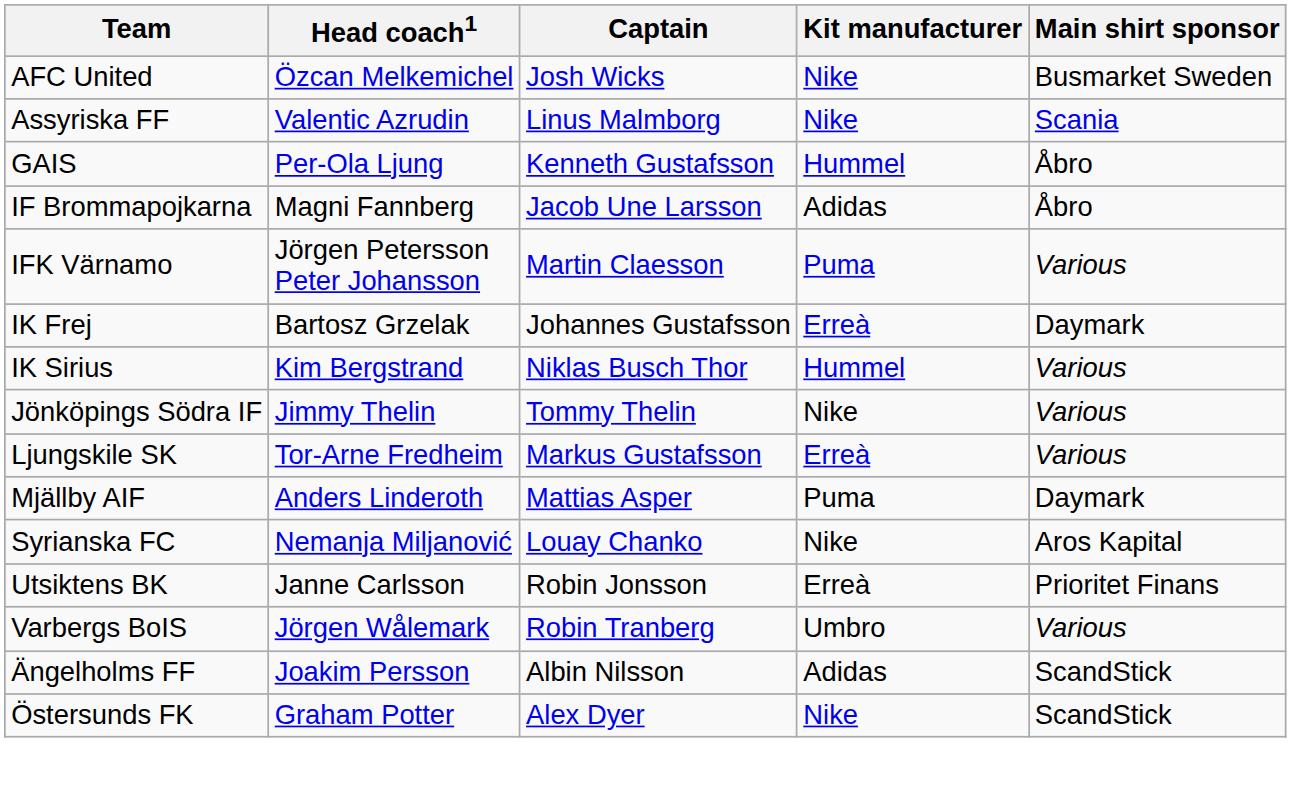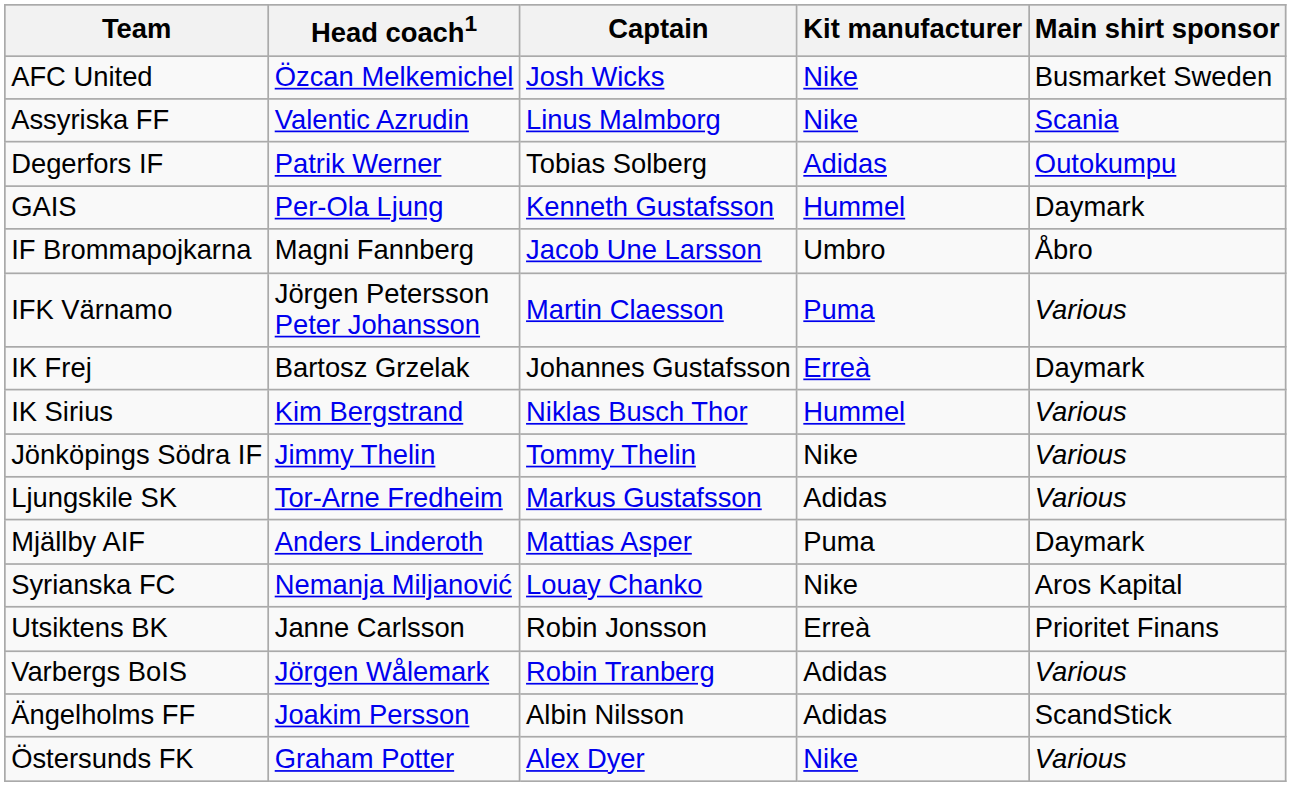+ row: (87, 163)
(1064, 163) Åbro -> (1090, 207) Daymark
(845, 207) Adidas -> (844, 250) Umbro
(837, 454) Erreà -> (845, 498) Adidas
(844, 628) Umbro -> (845, 671) Adidas
(1103, 715) ScandStick -> (1081, 758) Various
